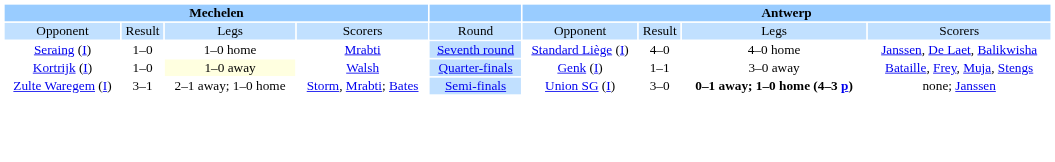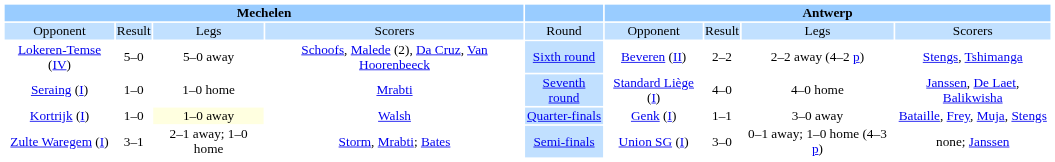+ row: (59, 57)
(774, 86) bold -> (817, 141) normal
